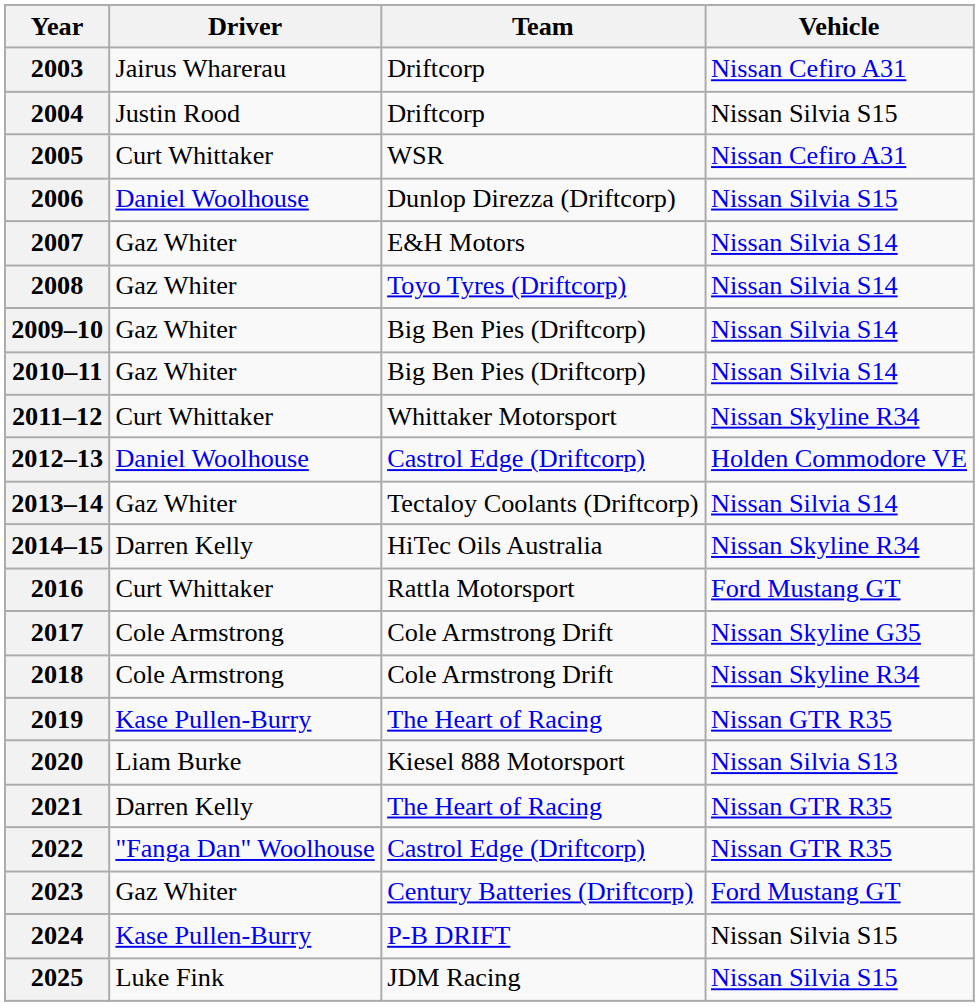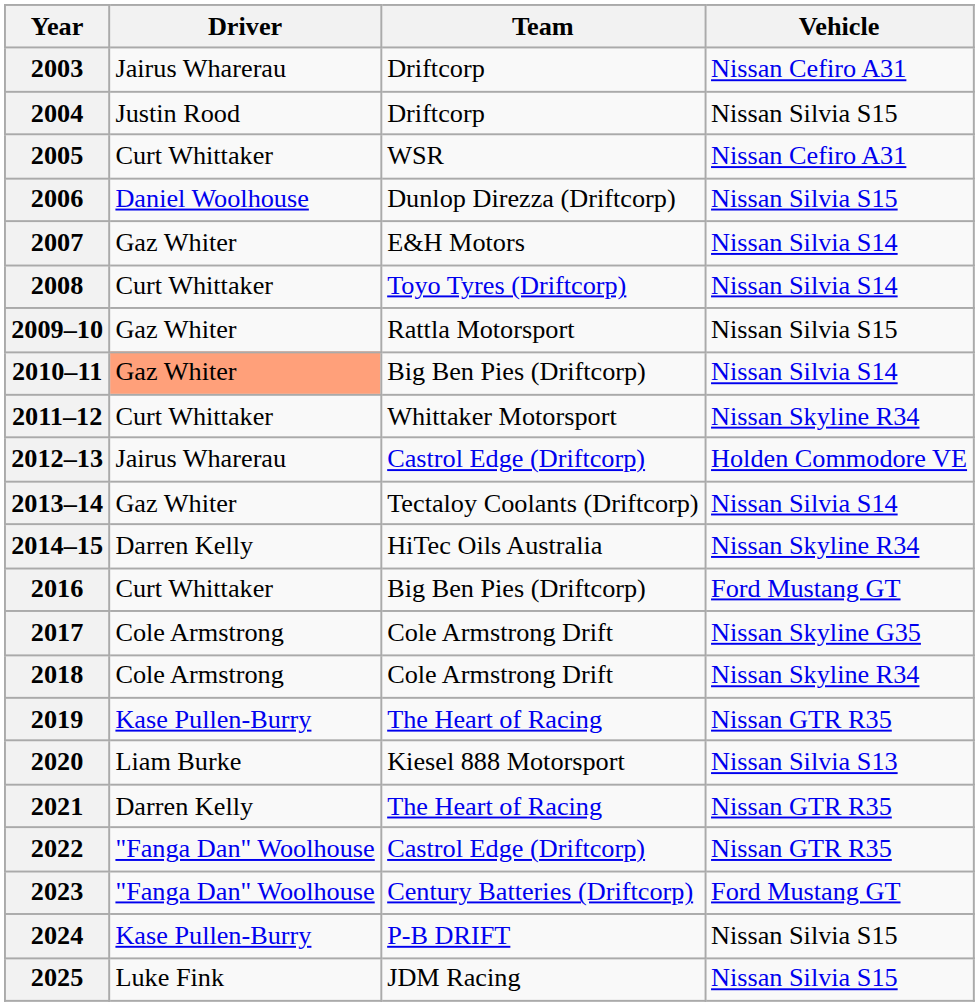(176, 285) Gaz Whiter -> (194, 285) Curt Whittaker
(517, 328) Big Ben Pies (Driftcorp) -> (481, 328) Rattla Motorsport
(804, 328) Nissan Silvia S14 -> (804, 328) Nissan Silvia S15
(176, 372) no background -> (176, 372) lightsalmon background
(212, 458) Daniel Woolhouse -> (201, 458) Jairus Wharerau
(481, 588) Rattla Motorsport -> (517, 588) Big Ben Pies (Driftcorp)
(176, 891) Gaz Whiter -> (245, 891) "Fanga Dan" Woolhouse
